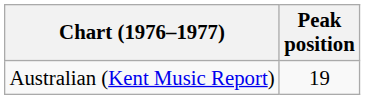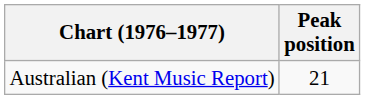(319, 77) 19 -> (319, 77) 21
